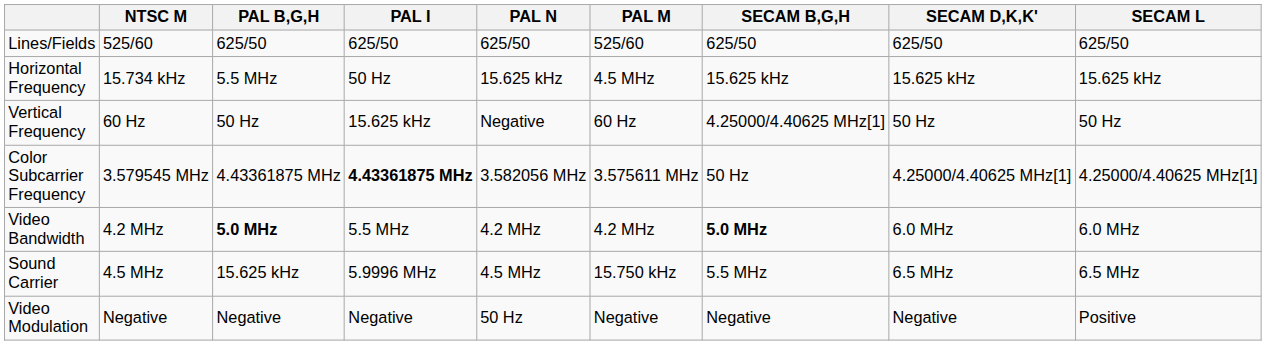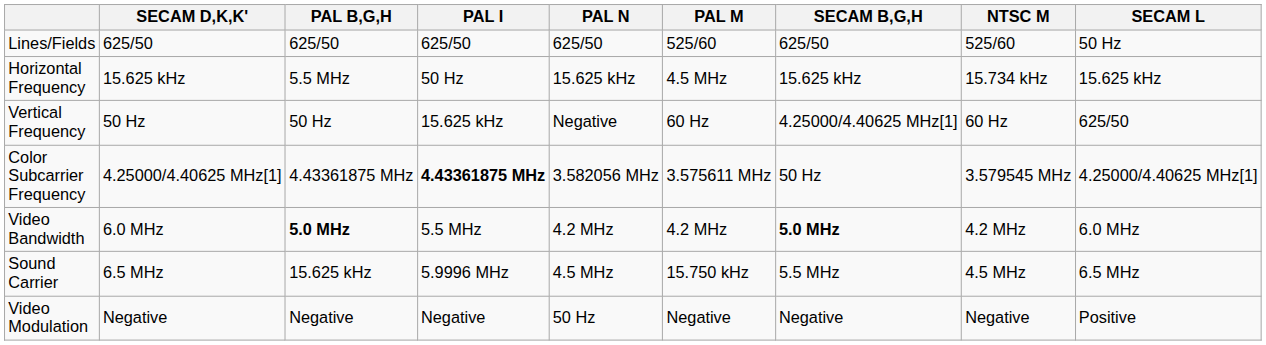columns swapped: (156, 17) <-> (982, 17)
(1104, 43) 625/50 -> (1100, 43) 50 Hz
(1100, 122) 50 Hz -> (1104, 122) 625/50
